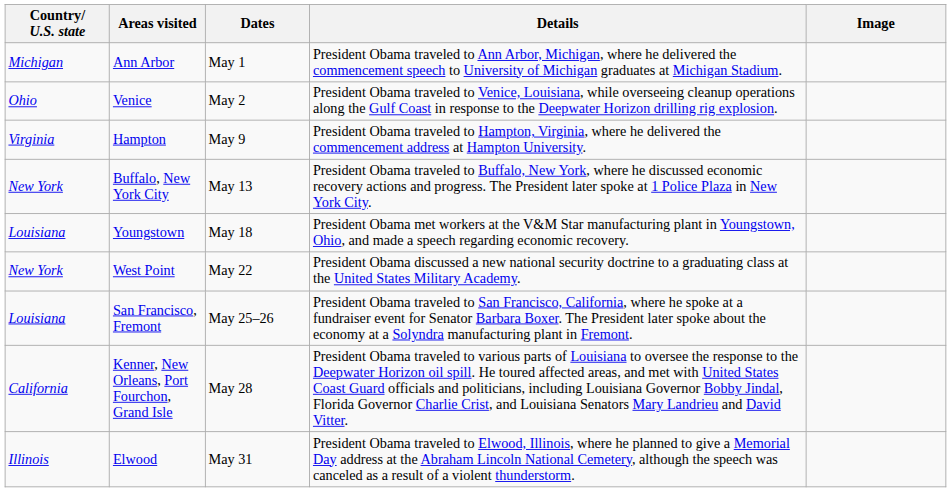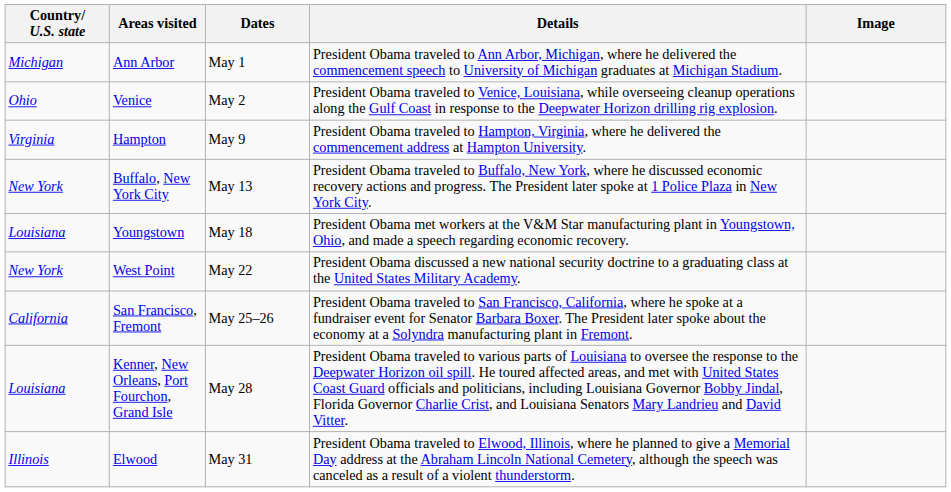(37, 318) Louisiana -> (38, 318) California
(38, 388) California -> (37, 388) Louisiana
